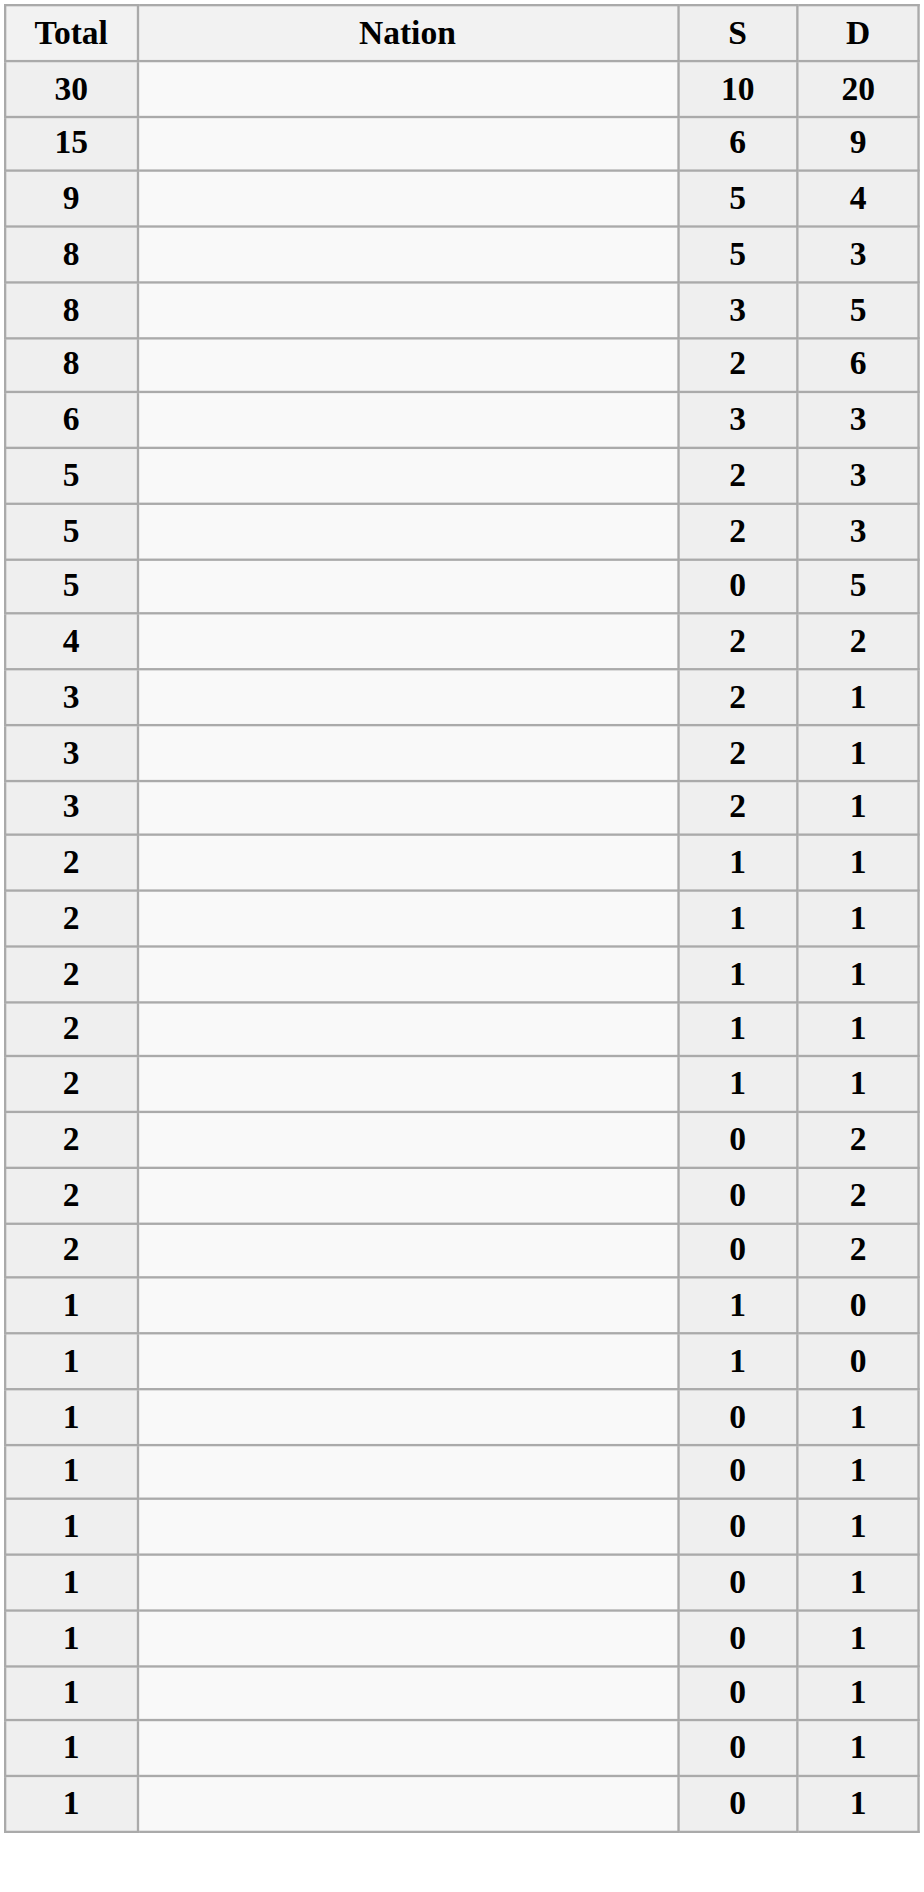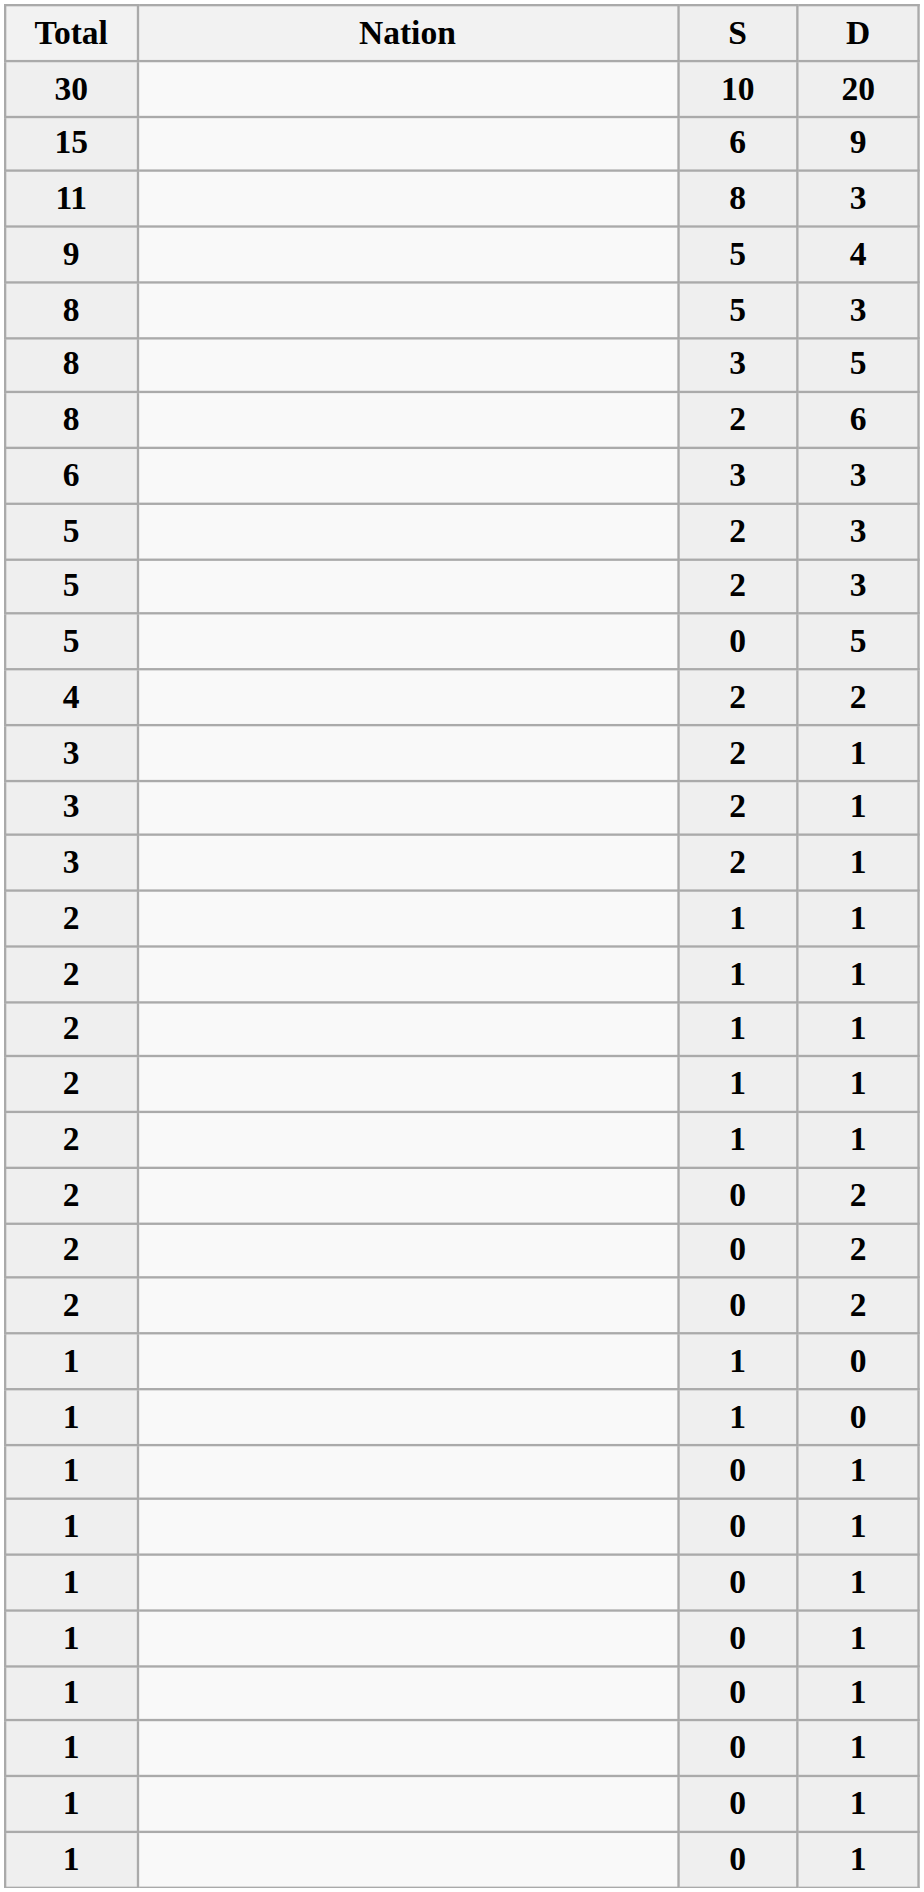+ row: (71, 198)
